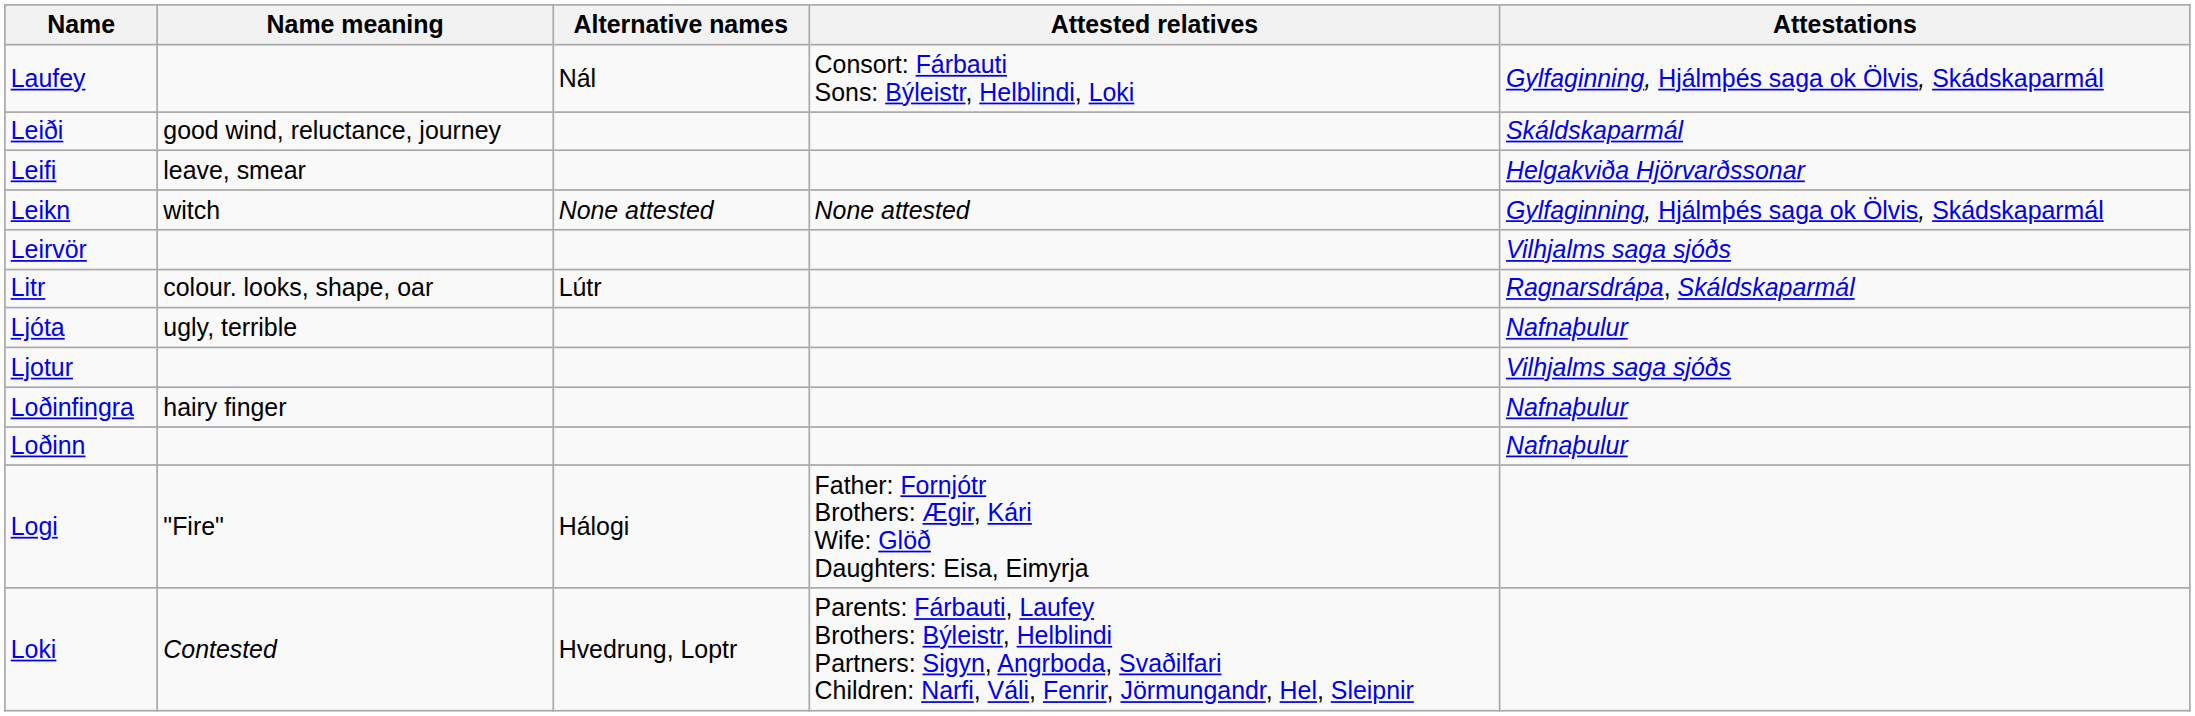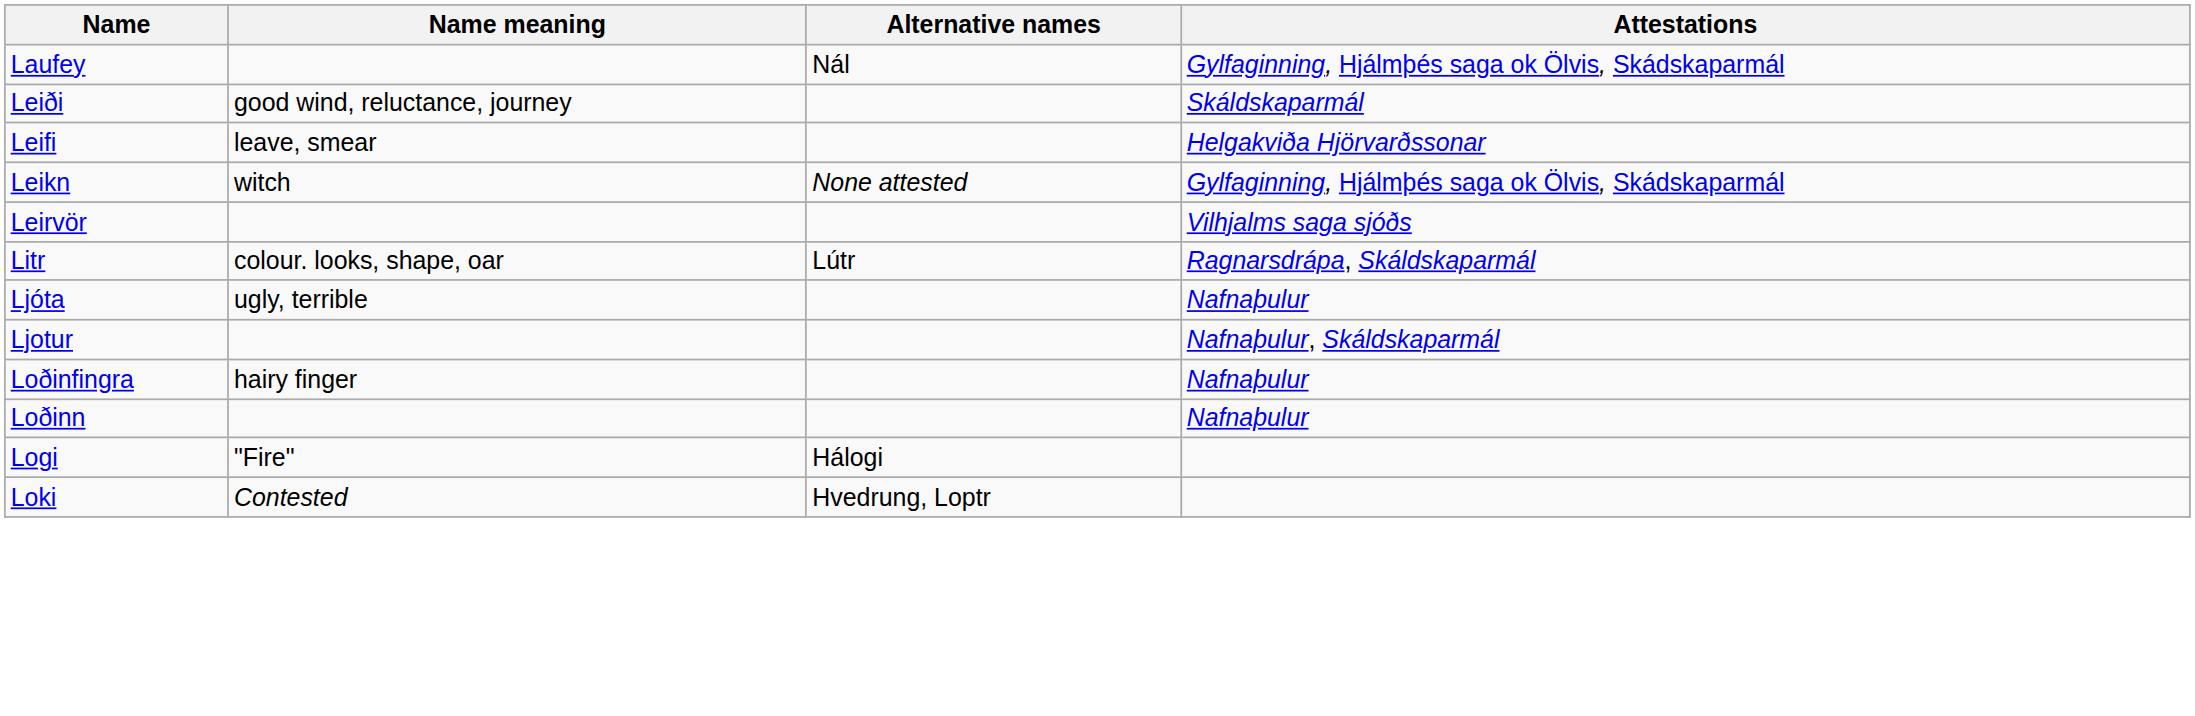- column: (1154, 25)
(1618, 367) Vilhjalms saga sjóðs -> (1343, 340) Nafnaþulur, Skáldskaparmál
